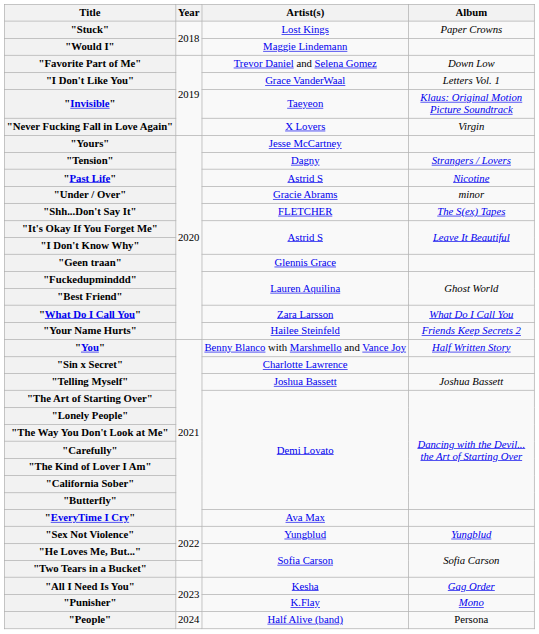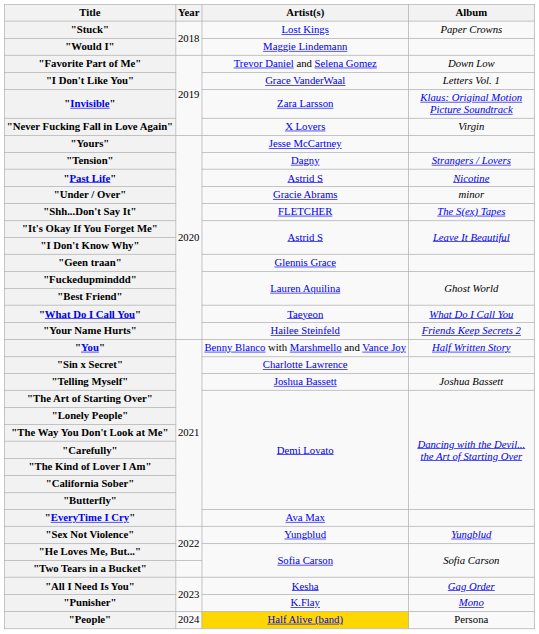(305, 104) Taeyeon -> (305, 104) Zara Larsson
(305, 314) Zara Larsson -> (305, 314) Taeyeon
(305, 620) no background -> (305, 620) gold background
